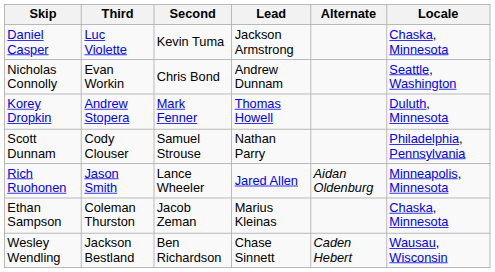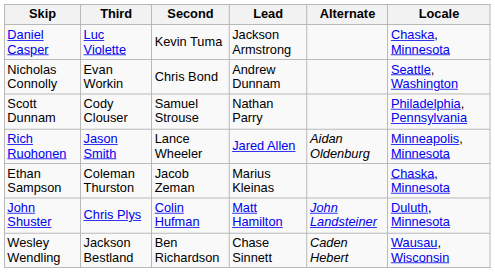- row: (29, 111)
+ row: (29, 215)
